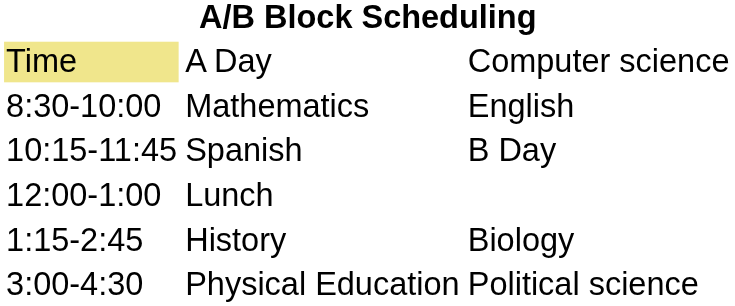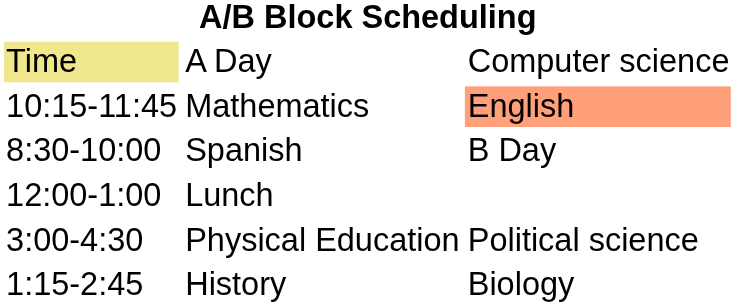(84, 106) 8:30-10:00 -> (92, 106) 10:15-11:45
(521, 106) no background -> (521, 106) lightsalmon background
(92, 150) 10:15-11:45 -> (84, 150) 8:30-10:00
rows swapped: (236, 240) <-> (322, 284)
